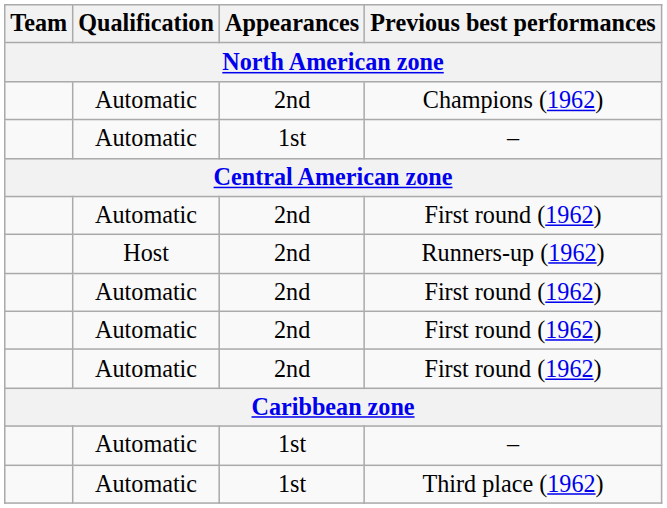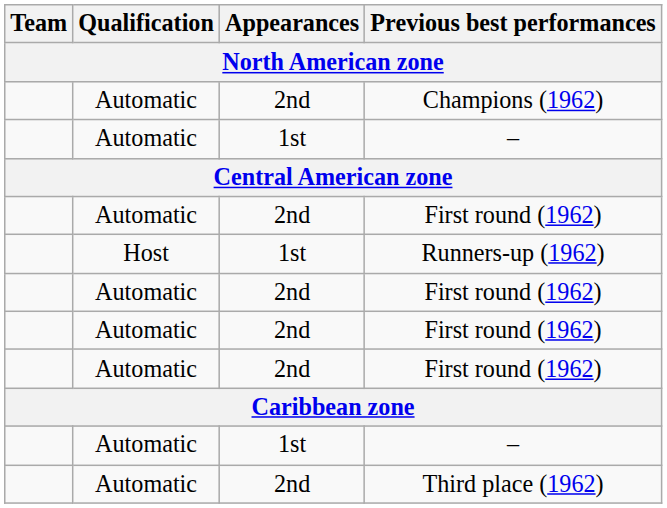(292, 253) 2nd -> (292, 253) 1st
(292, 483) 1st -> (292, 483) 2nd
